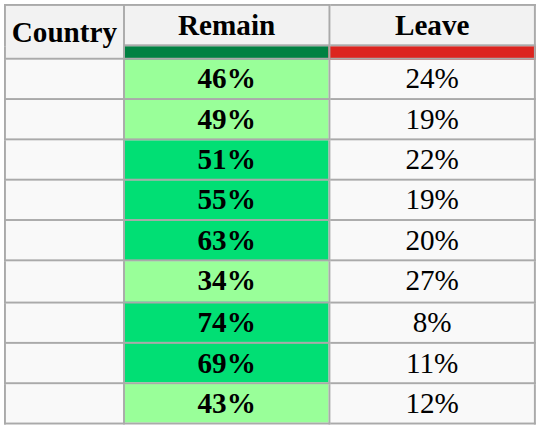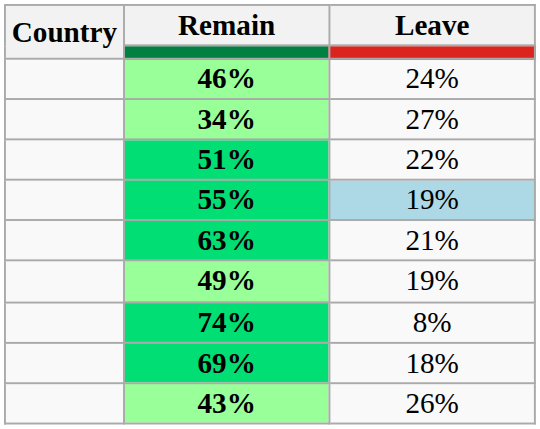rows swapped: (227, 119) <-> (227, 281)
(432, 200) no background -> (432, 200) lightblue background
(432, 240) 20% -> (432, 240) 21%
(432, 361) 11% -> (432, 361) 18%
(432, 402) 12% -> (432, 402) 26%
